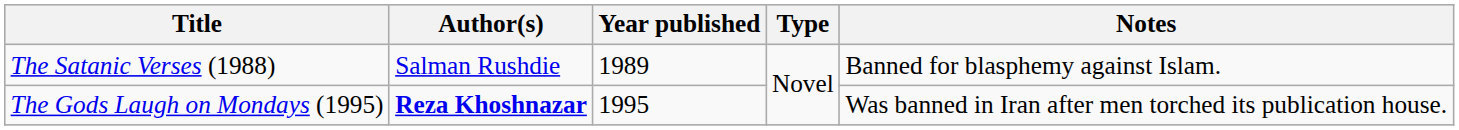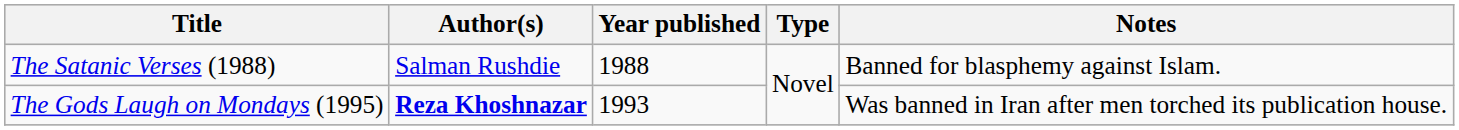(624, 64) 1989 -> (624, 64) 1988
(624, 104) 1995 -> (624, 104) 1993
